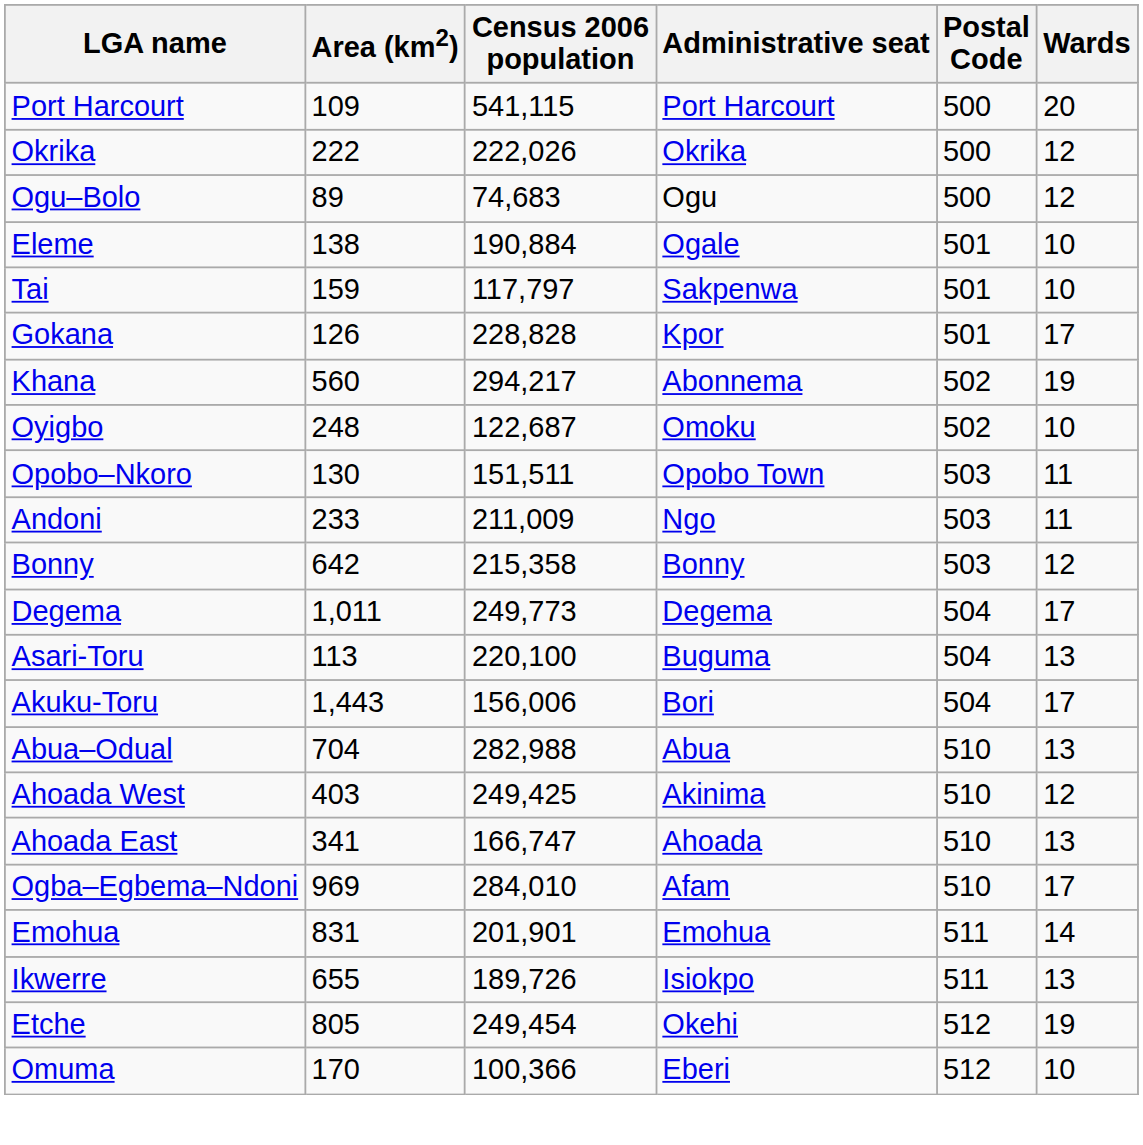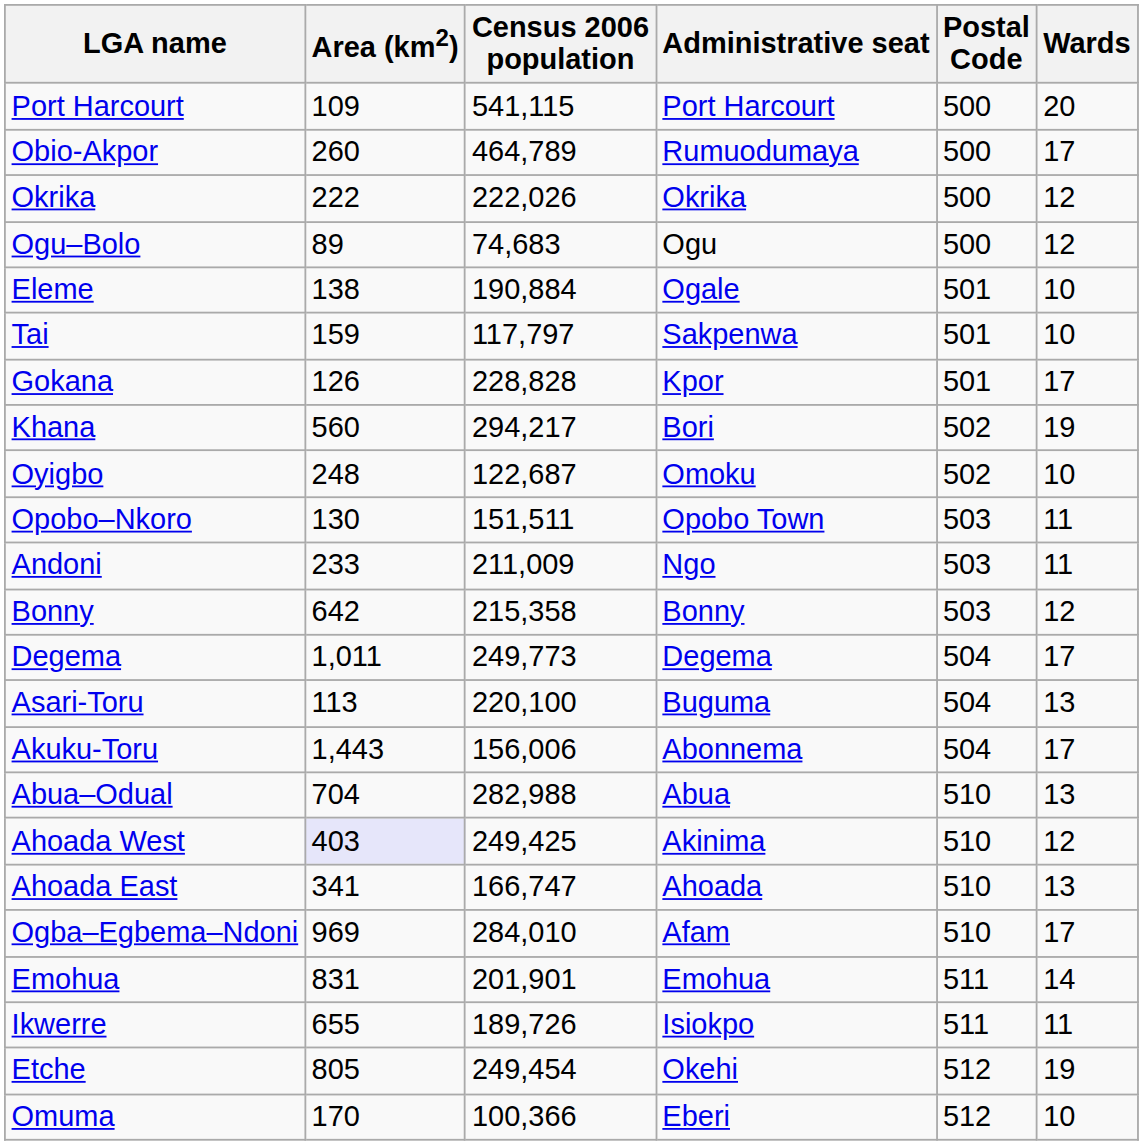+ row: (85, 151)
(732, 381) Abonnema -> (688, 427) Bori
(688, 703) Bori -> (732, 748) Abonnema
(336, 794) no background -> (336, 840) lavender background
(1059, 978) 13 -> (1058, 1024) 11
